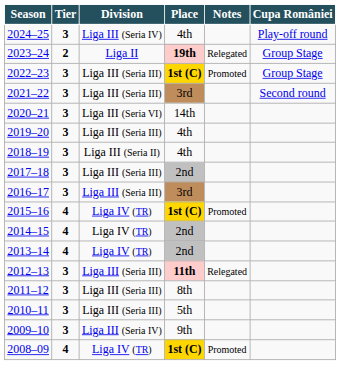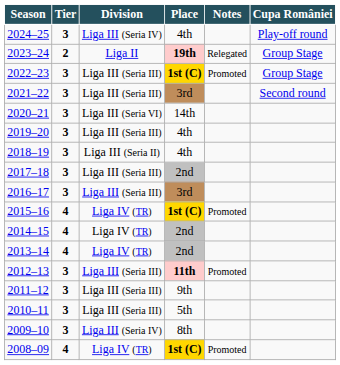(227, 271) Relegated -> (227, 271) Promoted
(185, 290) 8th -> (185, 290) 9th
(185, 330) 9th -> (185, 330) 8th
